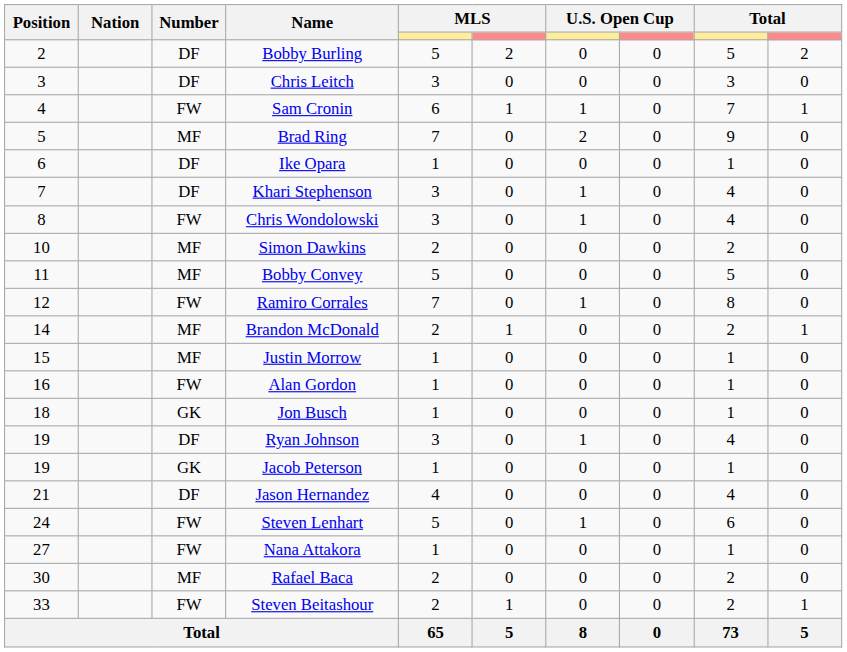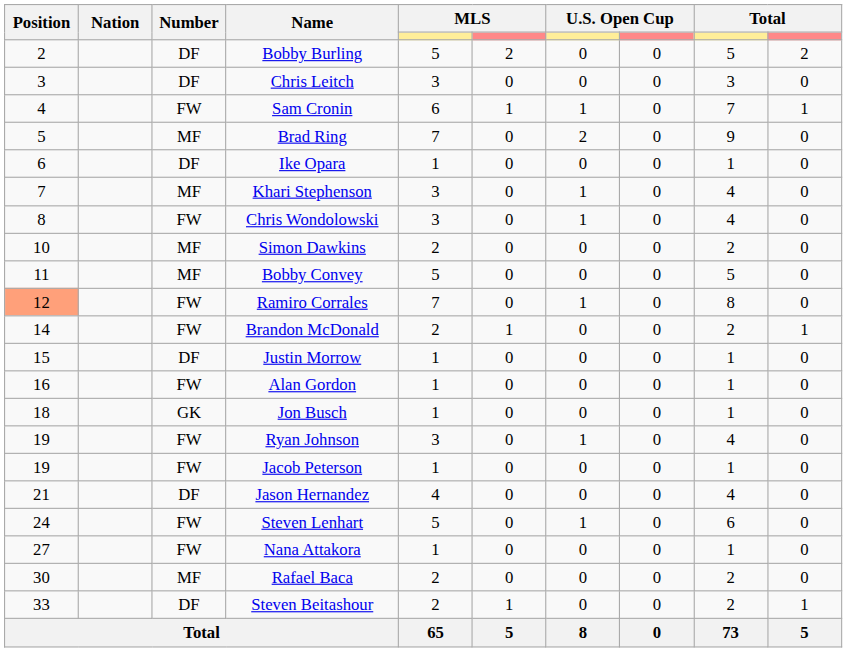(189, 191) DF -> (189, 191) MF
(41, 301) no background -> (41, 301) lightsalmon background
(189, 329) MF -> (189, 329) FW
(189, 357) MF -> (189, 357) DF
(189, 439) DF -> (189, 439) FW
(189, 467) GK -> (189, 467) FW
(189, 605) FW -> (189, 605) DF
